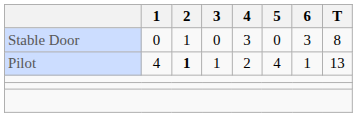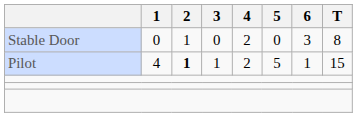(247, 39) 3 -> (247, 39) 2
(277, 63) 4 -> (277, 63) 5
(337, 63) 13 -> (337, 63) 15
